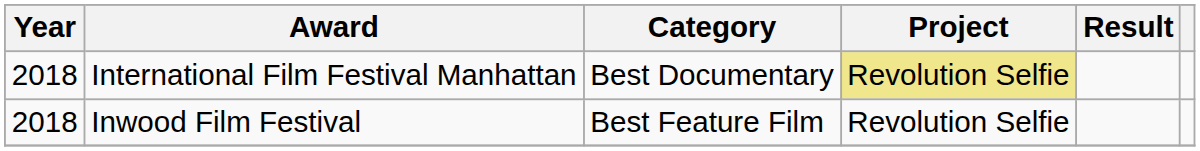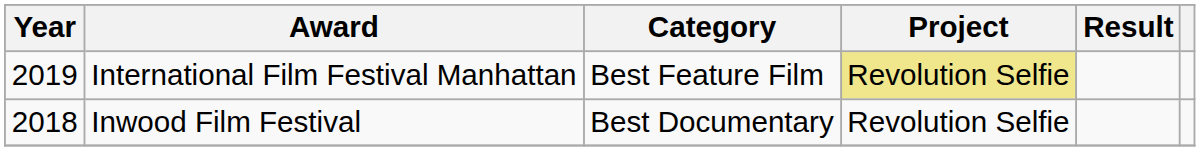(45, 74) 2018 -> (45, 74) 2019
(712, 74) Best Documentary -> (707, 74) Best Feature Film
(707, 121) Best Feature Film -> (712, 121) Best Documentary
